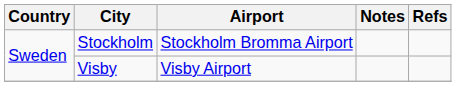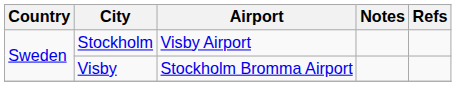(257, 42) Stockholm Bromma Airport -> (206, 42) Visby Airport
(206, 68) Visby Airport -> (257, 68) Stockholm Bromma Airport
